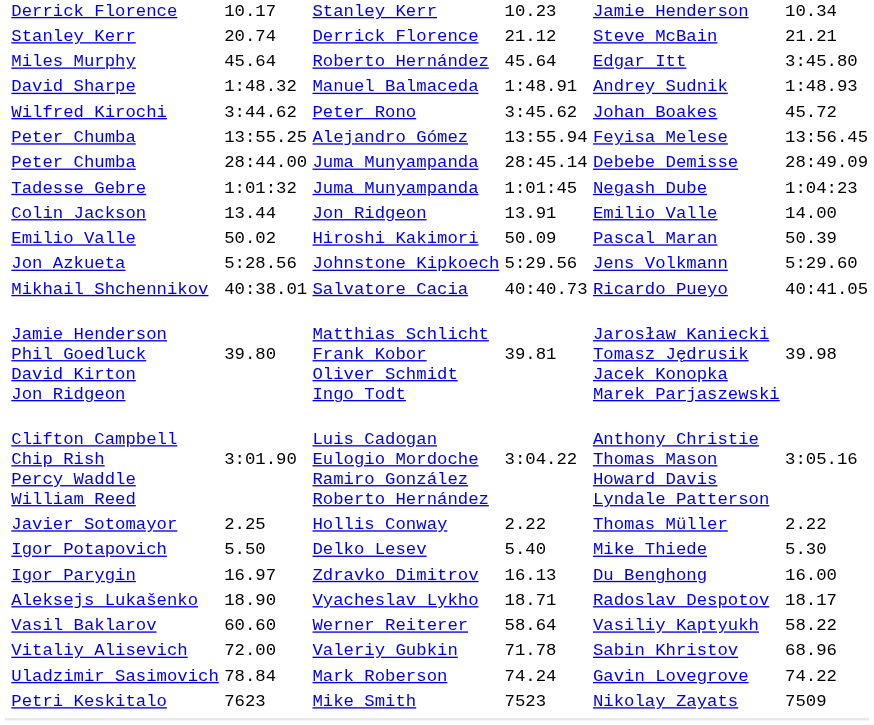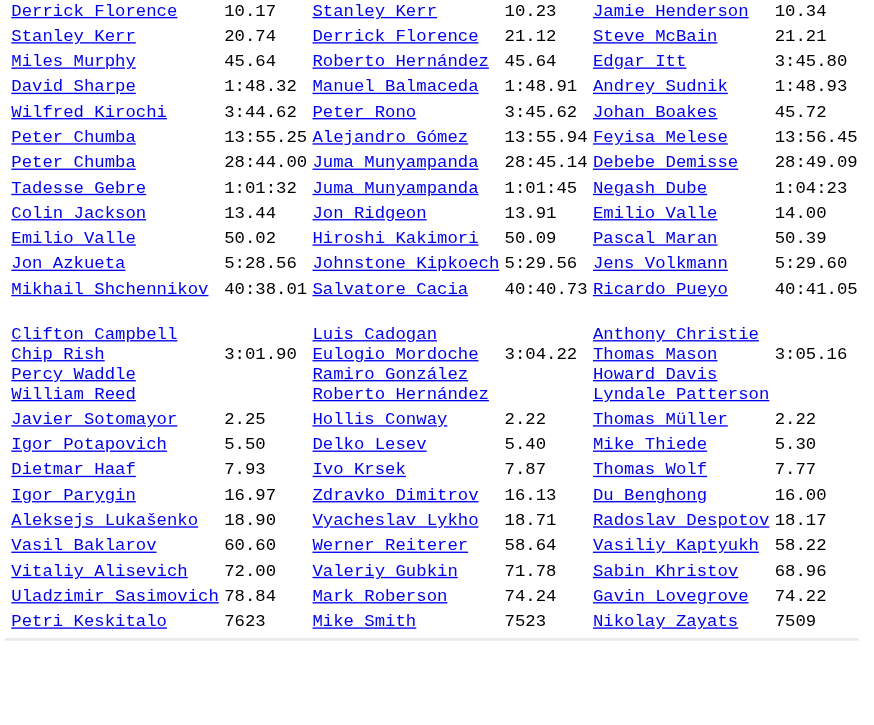- row: (89, 364)
+ row: (74, 470)
